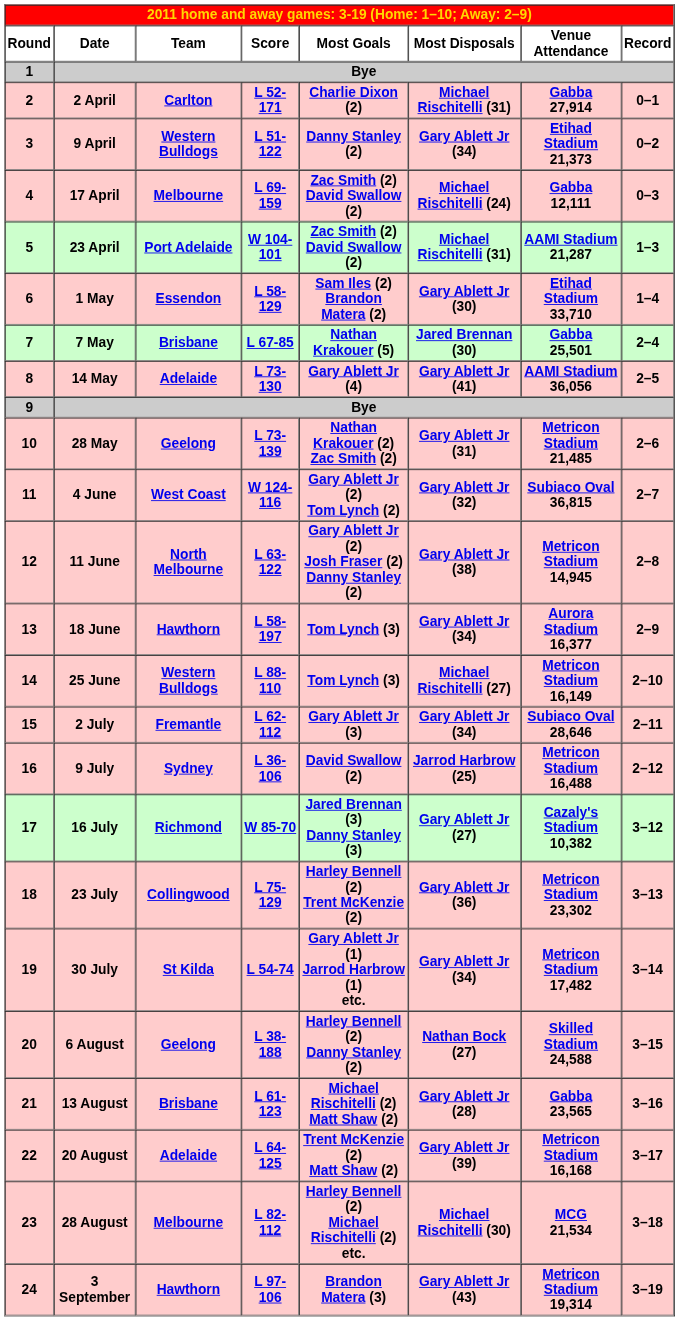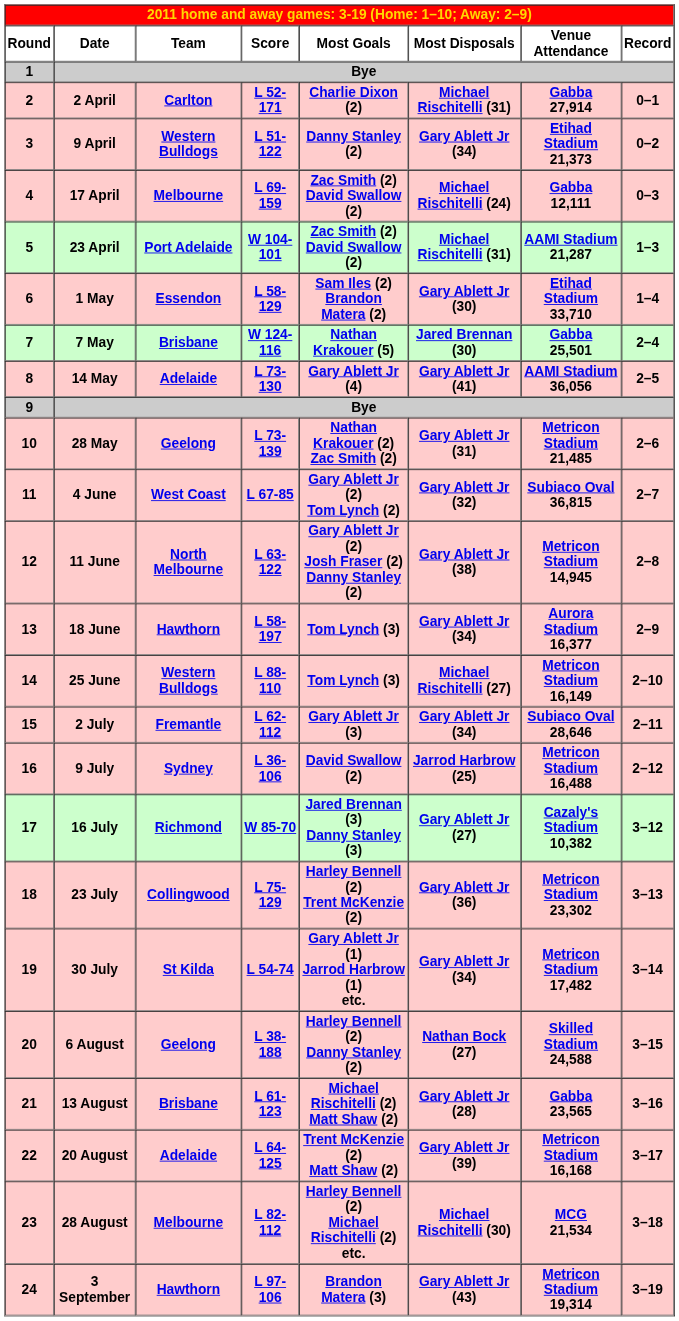(270, 342) L 67-85 -> (270, 342) W 124-116
(270, 495) W 124-116 -> (270, 495) L 67-85
